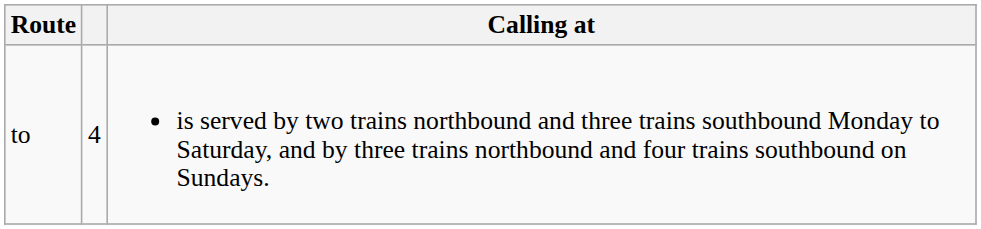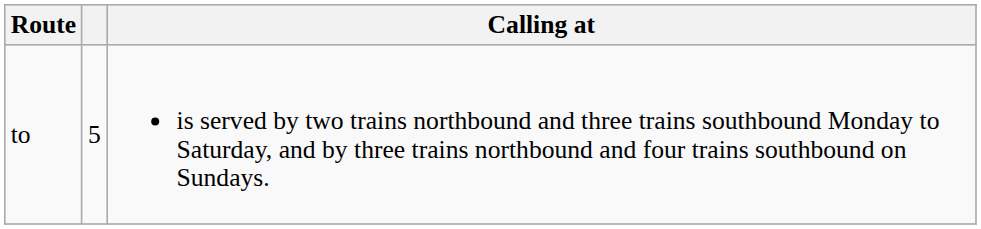(94, 134) 4 -> (94, 134) 5
